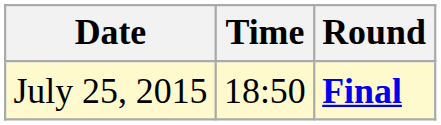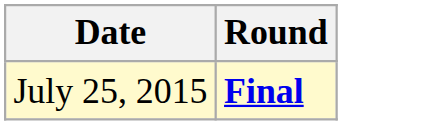- column: (265, 32)
